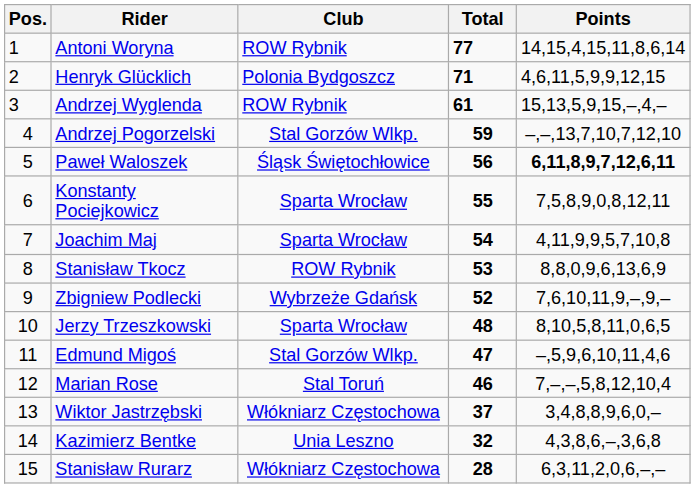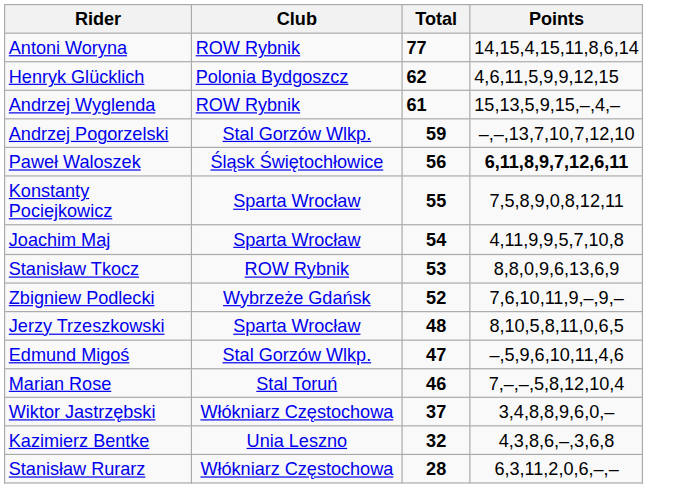- column: (28, 19)
(463, 76) 71 -> (416, 76) 62
